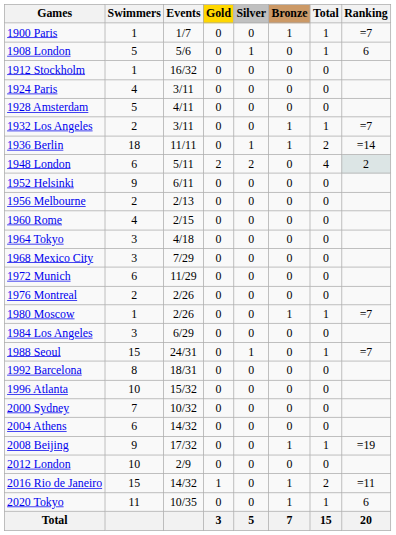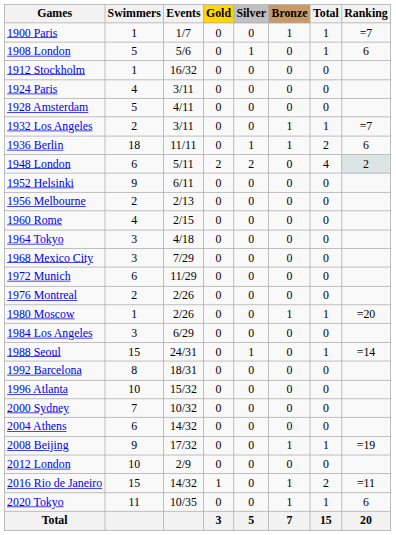(366, 145) =14 -> (366, 145) 6
(366, 314) =7 -> (366, 314) =20
(366, 351) =7 -> (366, 351) =14
